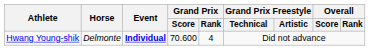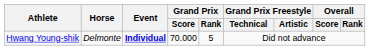(183, 39) 70.600 -> (183, 39) 70.000
(211, 39) 4 -> (211, 39) 5
